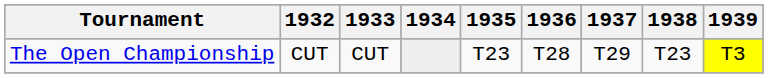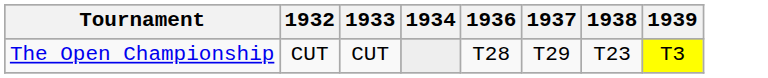- column: (491, 22)
